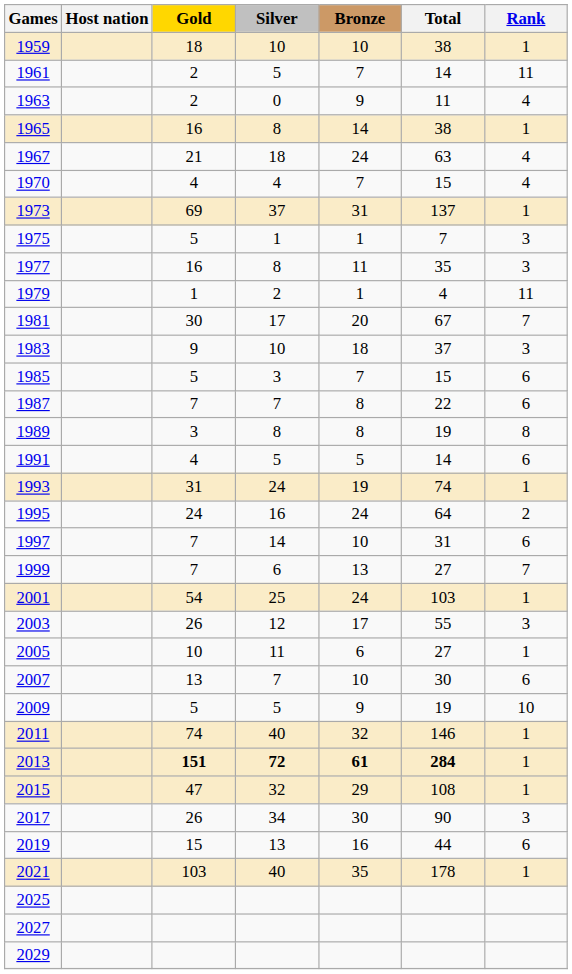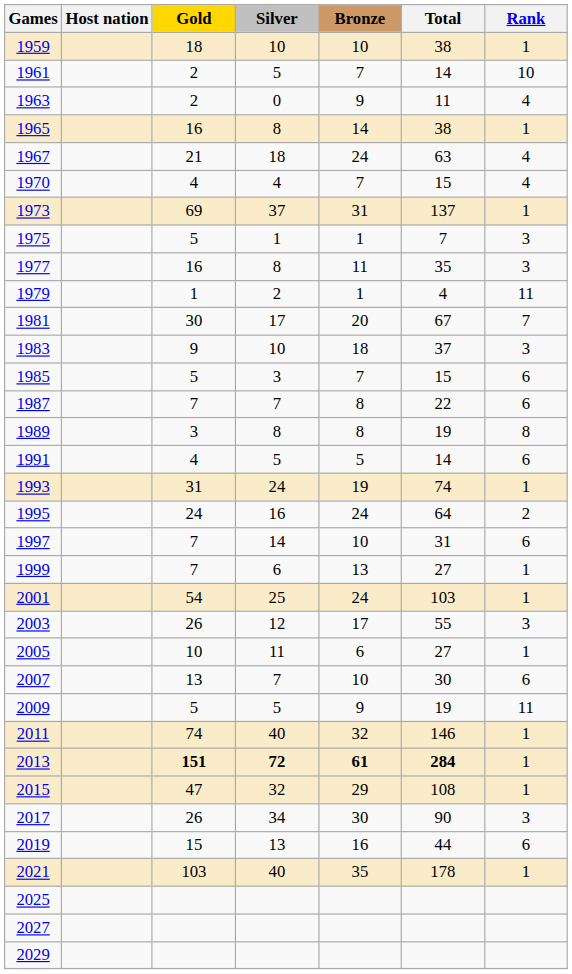(526, 73) 11 -> (526, 73) 10
(526, 569) 7 -> (526, 569) 1
(526, 707) 10 -> (526, 707) 11
